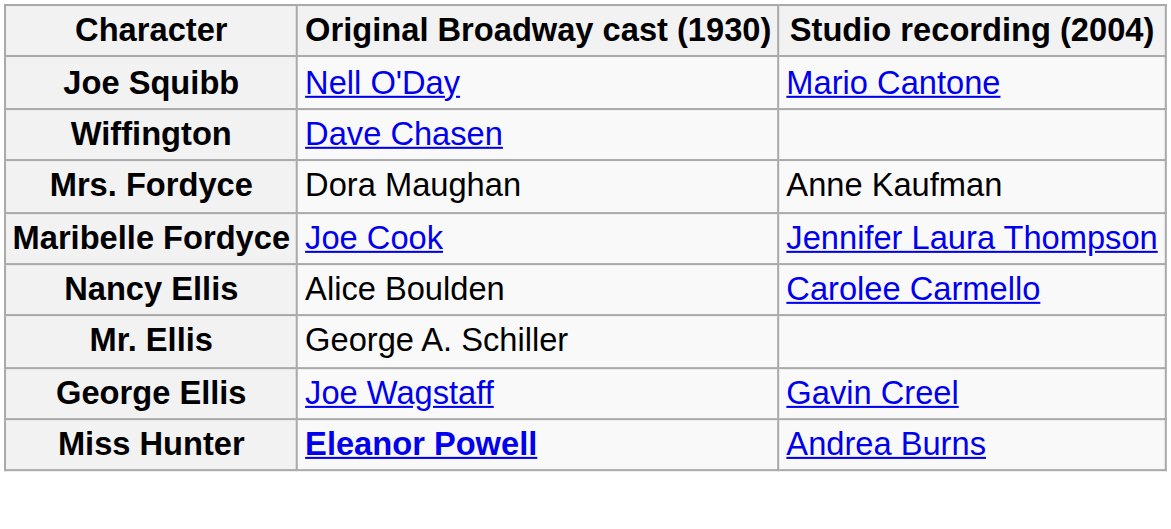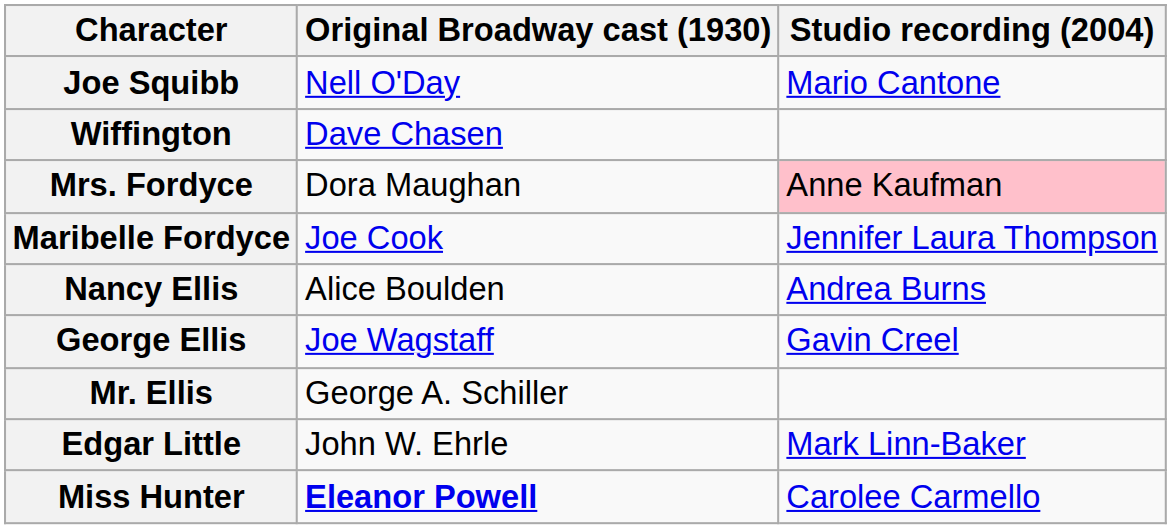(894, 185) no background -> (894, 185) pink background
(913, 289) Carolee Carmello -> (886, 289) Andrea Burns
rows swapped: (151, 392) <-> (151, 340)
+ row: (151, 444)
(886, 444) Andrea Burns -> (913, 496) Carolee Carmello
